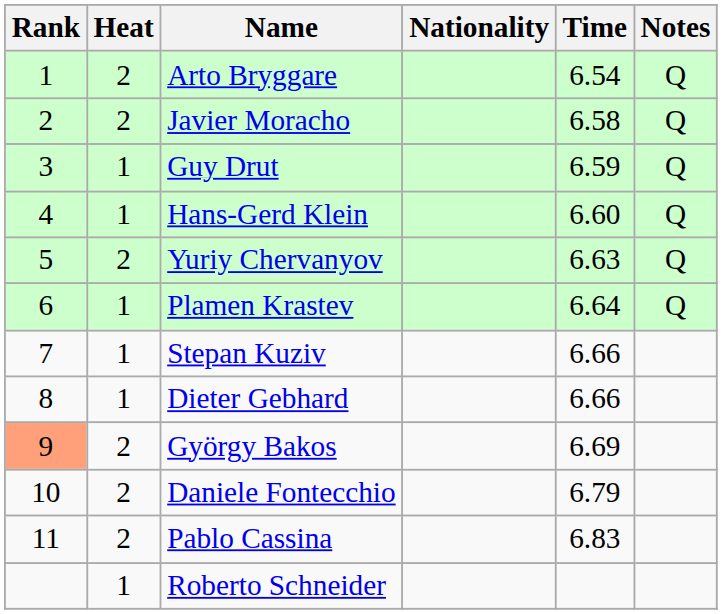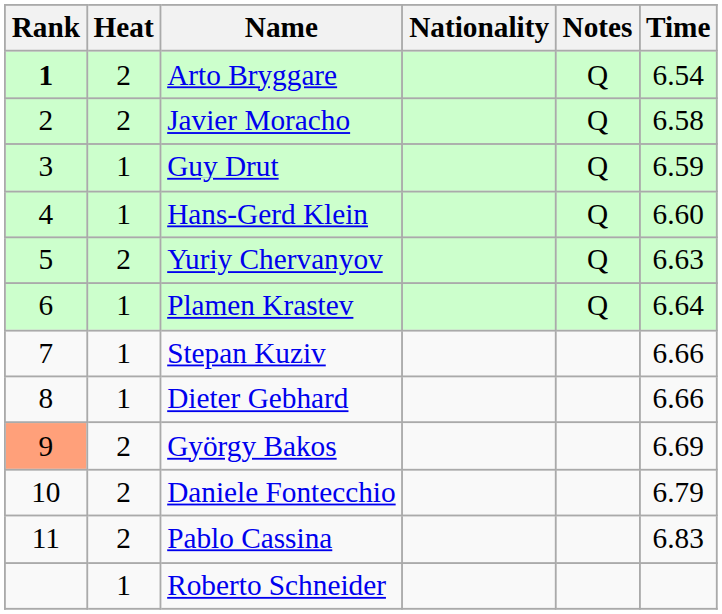columns swapped: (595, 27) <-> (676, 27)
(46, 74) normal -> (46, 74) bold
